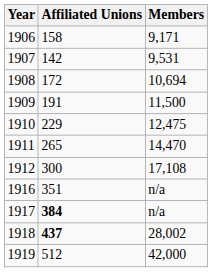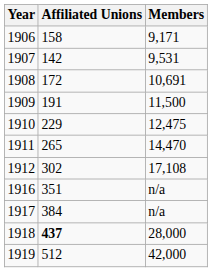(167, 80) 10,694 -> (167, 80) 10,691
(52, 168) 300 -> (52, 168) 302
(52, 211) bold -> (52, 211) normal
(167, 233) 28,002 -> (167, 233) 28,000
